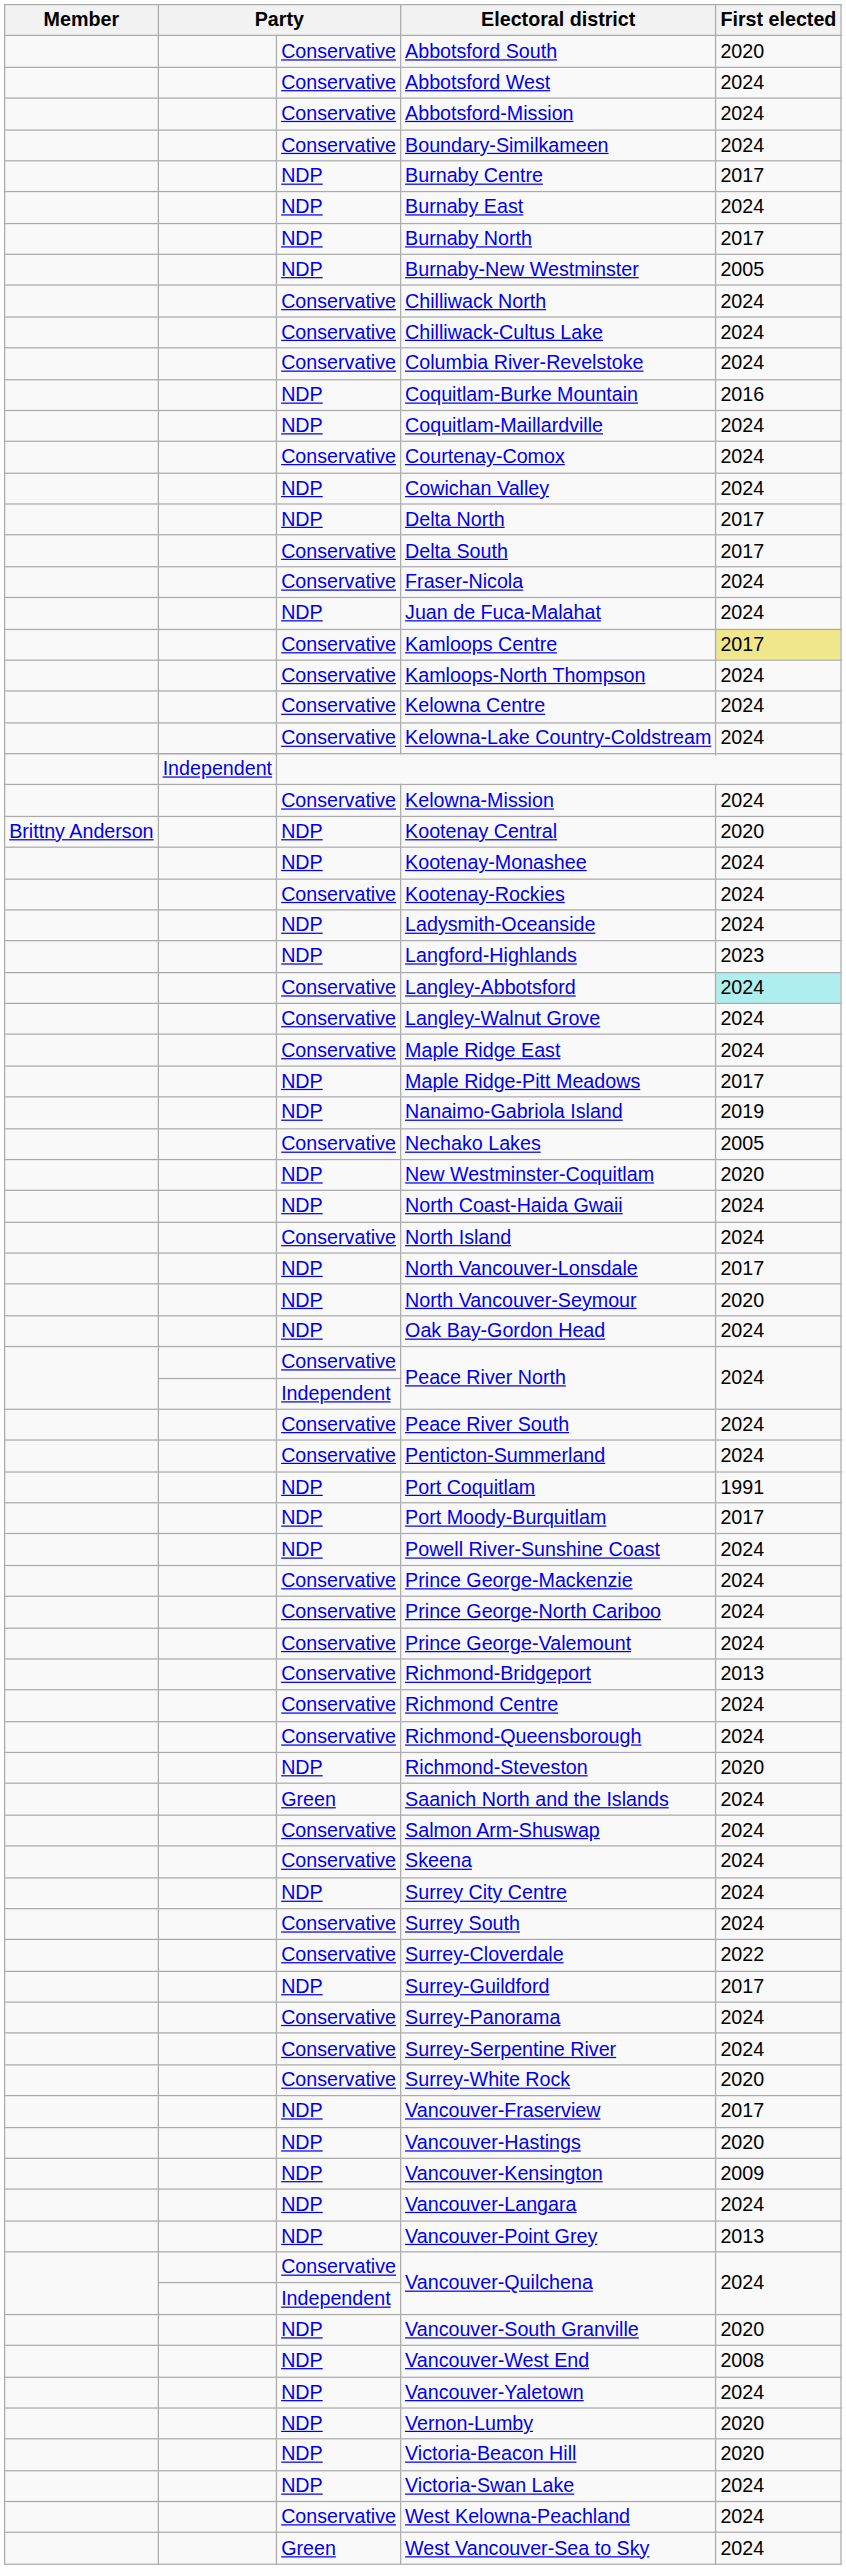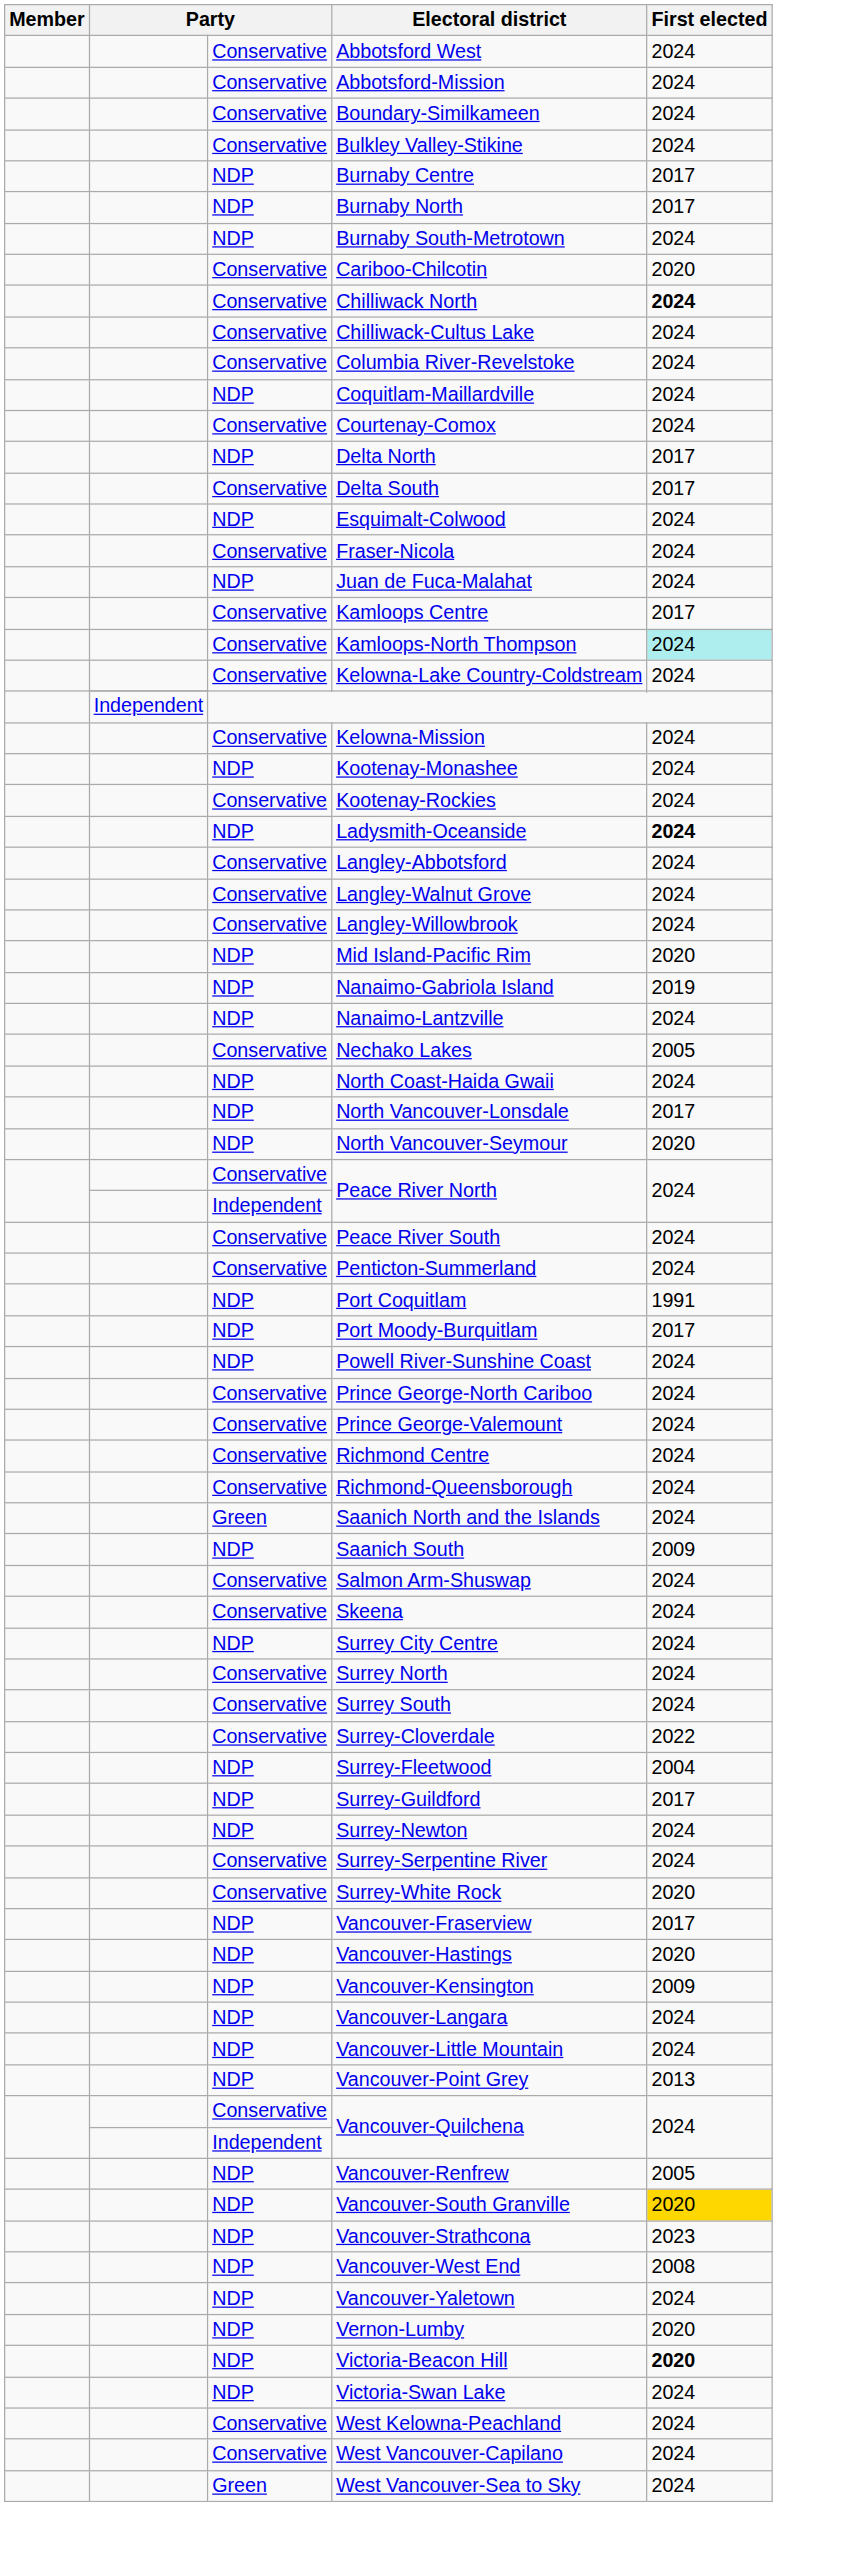- row: (339, 51)
+ row: (270, 144)
- row: (302, 207)
+ row: (233, 238)
- row: (302, 269)
+ row: (270, 269)
(742, 301) normal -> (673, 301) bold
- row: (302, 394)
- row: (302, 488)
+ row: (233, 519)
(742, 644) khaki background -> (673, 613) no background
(742, 675) no background -> (673, 644) paleturquoise background
- row: (339, 706)
- row: (302, 831)
(742, 925) normal -> (673, 831) bold
- row: (302, 956)
(742, 987) paleturquoise background -> (673, 862) no background
+ row: (270, 925)
- row: (339, 1050)
- row: (302, 1081)
+ row: (233, 956)
+ row: (233, 1018)
- row: (302, 1174)
- row: (339, 1237)
- row: (302, 1330)
- row: (339, 1580)
- row: (339, 1674)
- row: (302, 1767)
+ row: (233, 1549)
+ row: (270, 1674)
+ row: (233, 1767)
+ row: (233, 1830)
- row: (339, 2017)
+ row: (233, 2048)
+ row: (233, 2173)
(742, 2329) no background -> (673, 2204) gold background
+ row: (233, 2236)
(742, 2454) normal -> (673, 2360) bold
+ row: (270, 2454)
